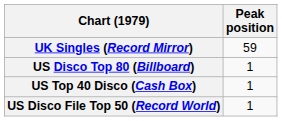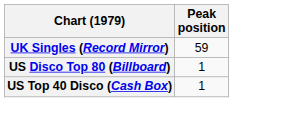- row: (114, 106)
